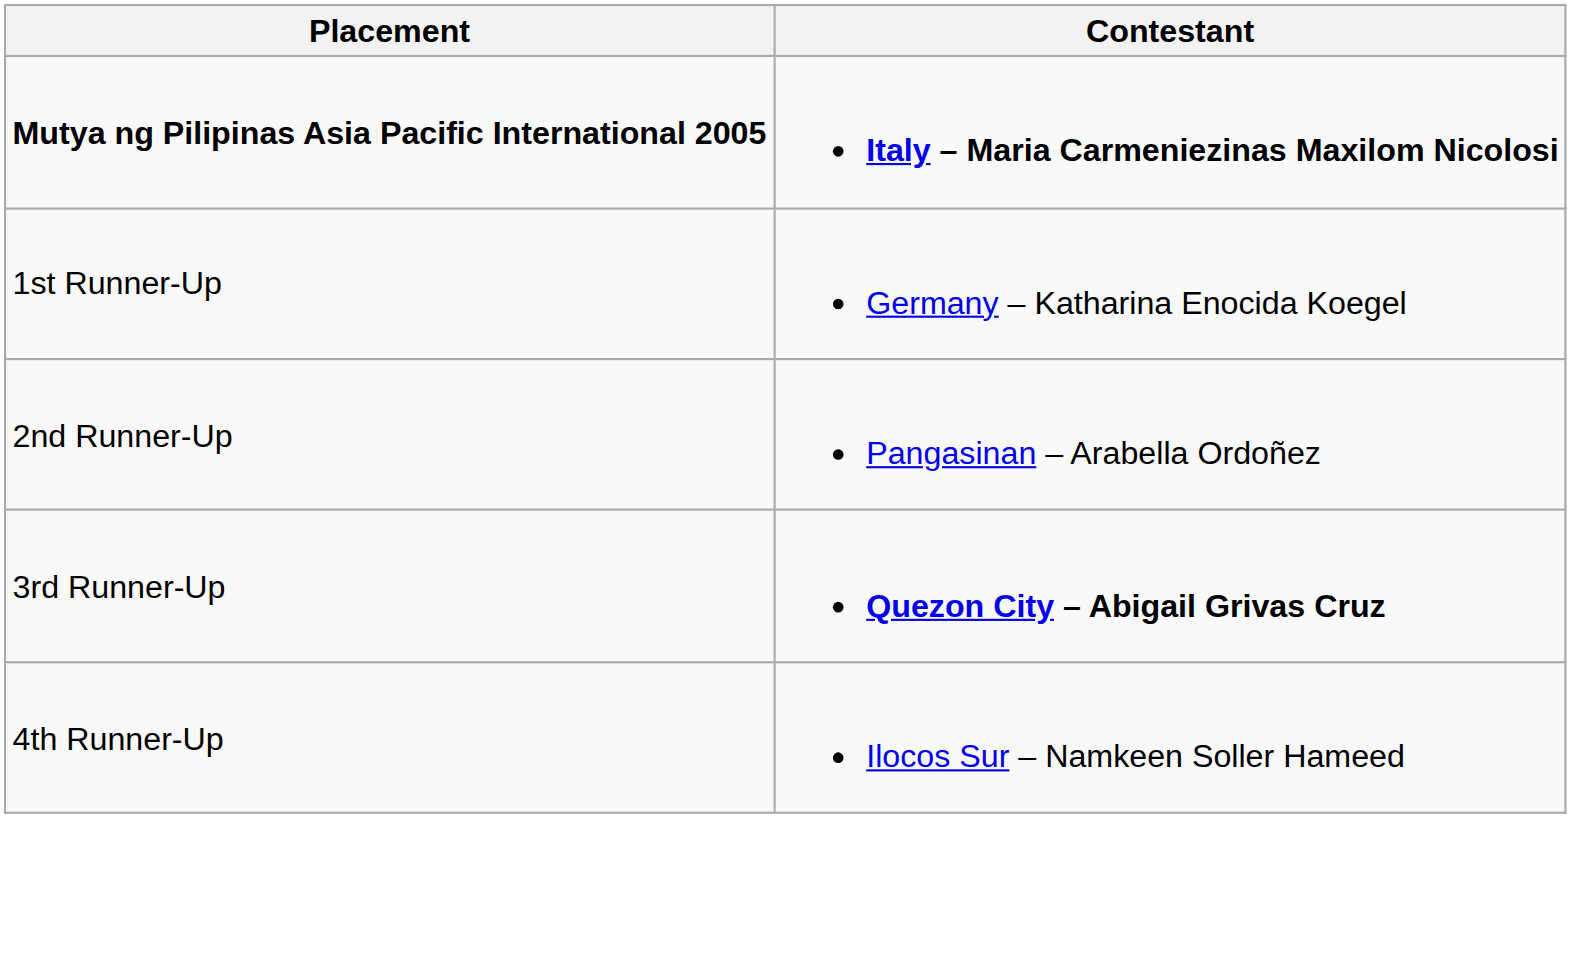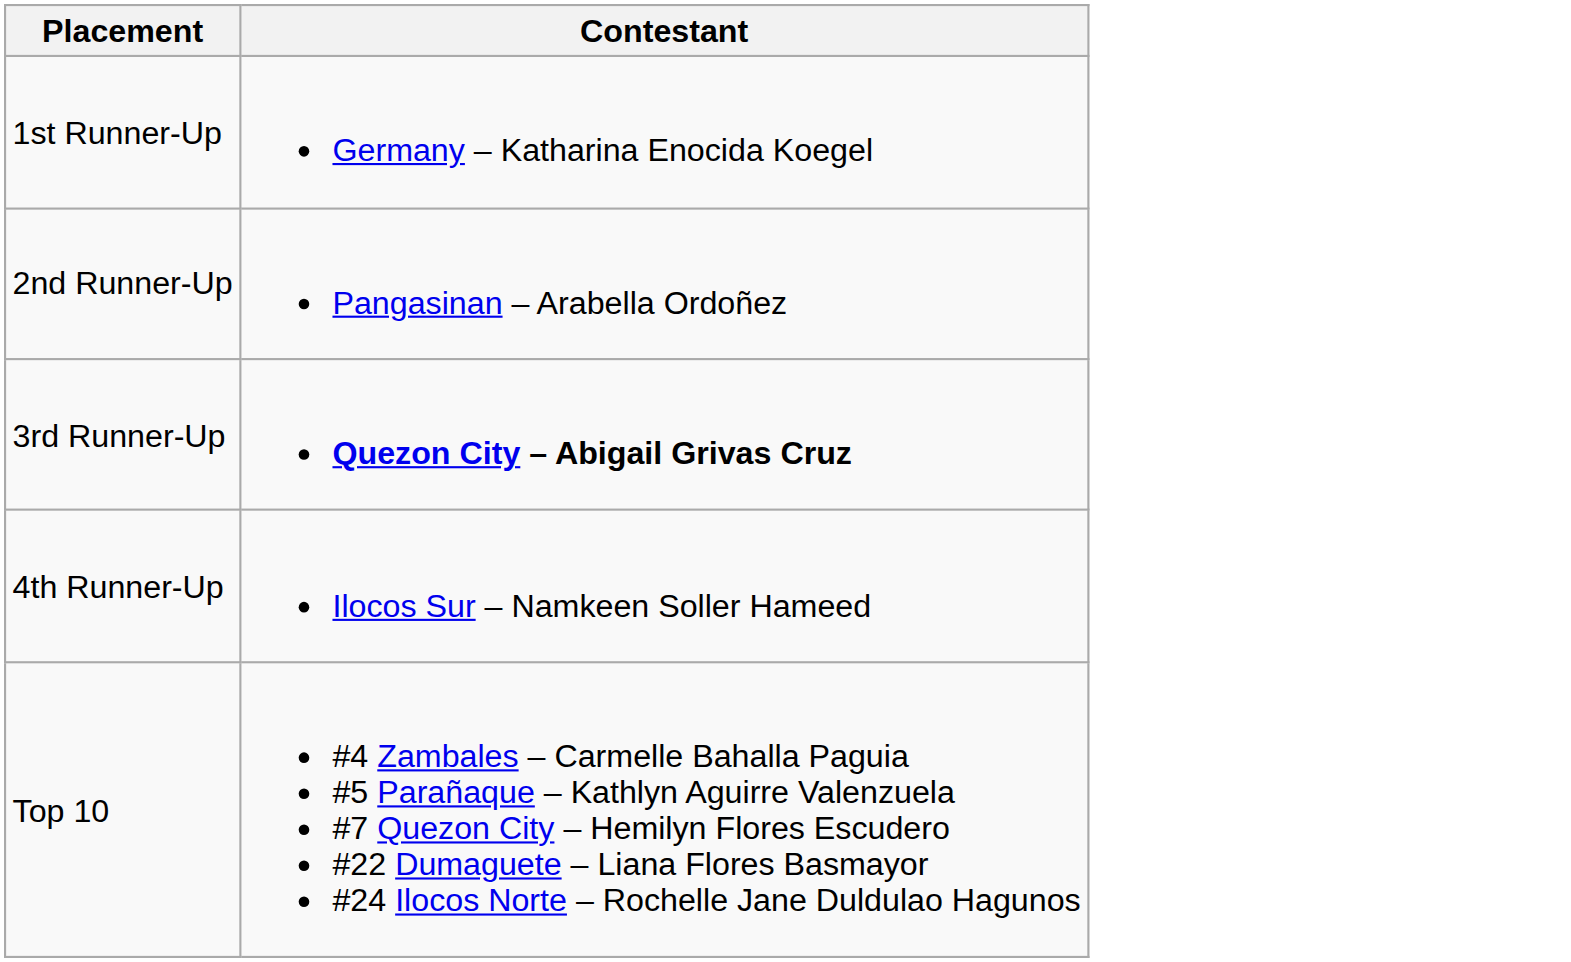- row: (389, 132)
+ row: (61, 810)
